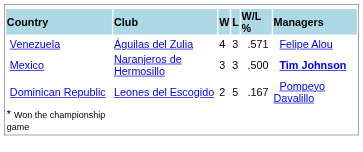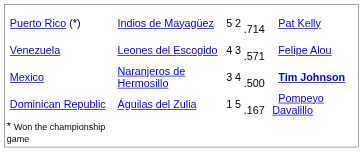- row: (28, 22)
+ row: (44, 23)
(154, 44) Águilas del Zulia -> (168, 50) Leones del Escogido
(235, 65) 3 -> (238, 77) 4
(164, 92) Leones del Escogido -> (157, 104) Águilas del Zulia
(222, 92) 2 -> (229, 104) 1
